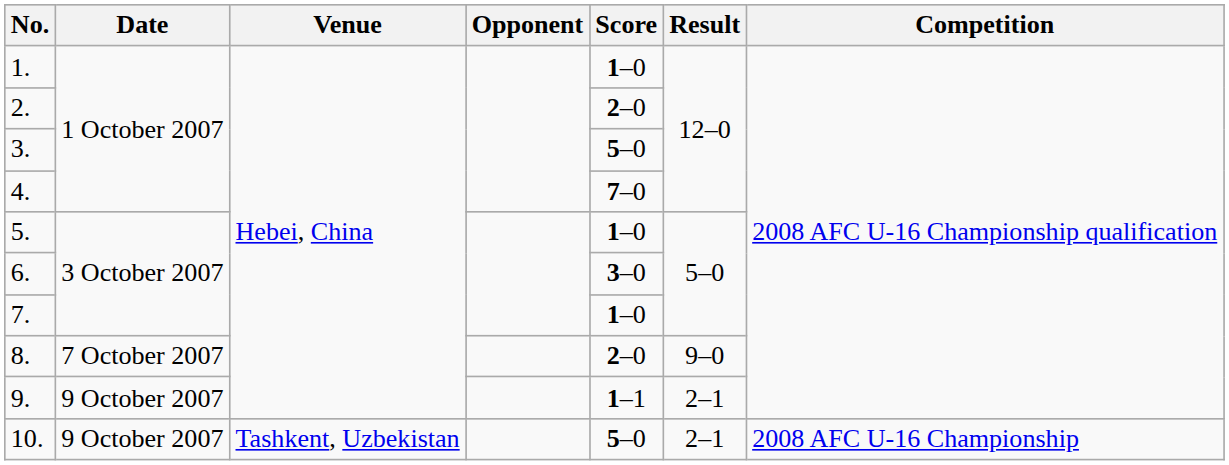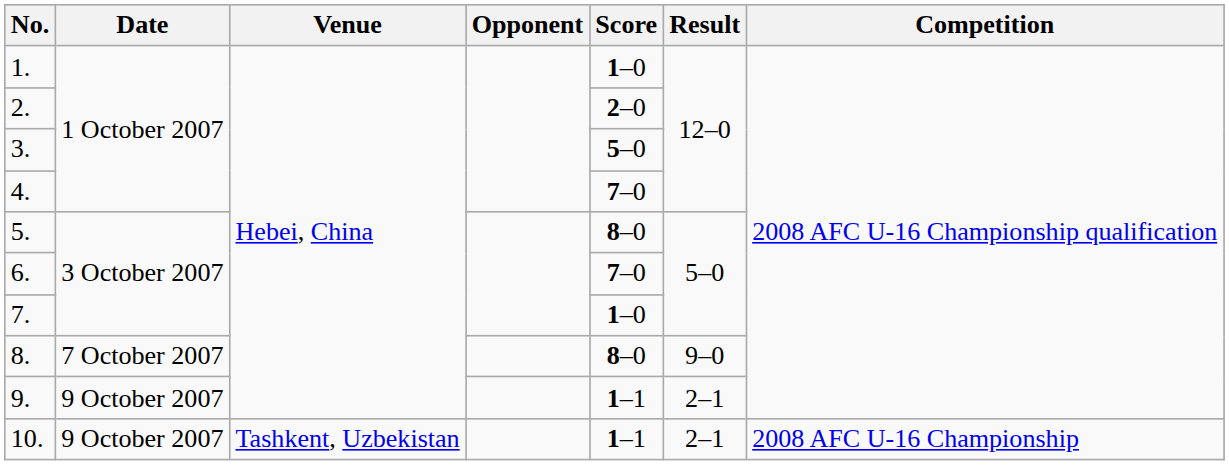(626, 231) 1–0 -> (626, 231) 8–0
(626, 273) 3–0 -> (626, 273) 7–0
(626, 356) 2–0 -> (626, 356) 8–0
(626, 438) 5–0 -> (626, 438) 1–1
